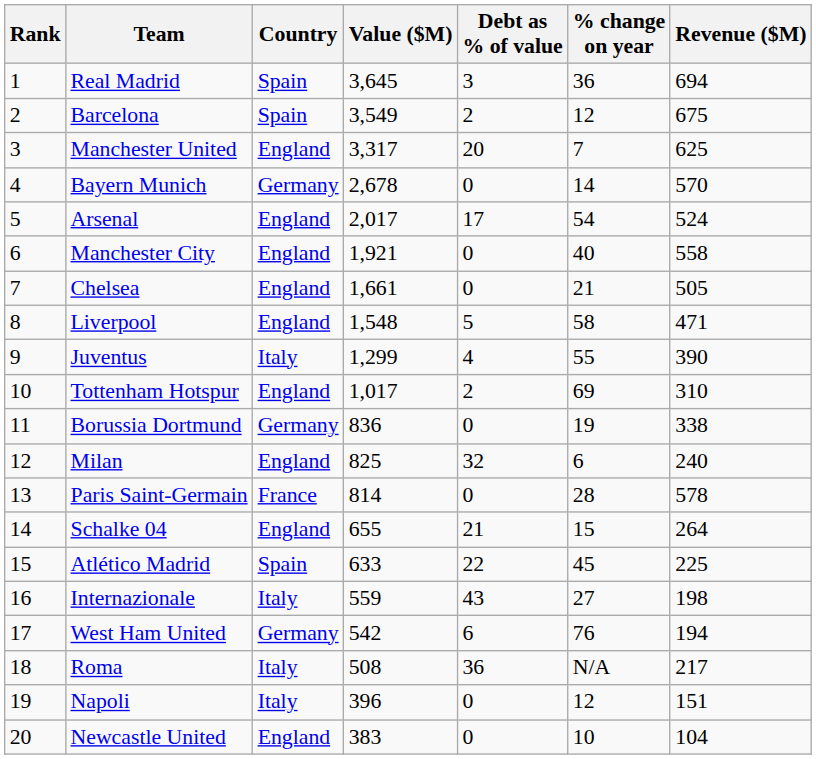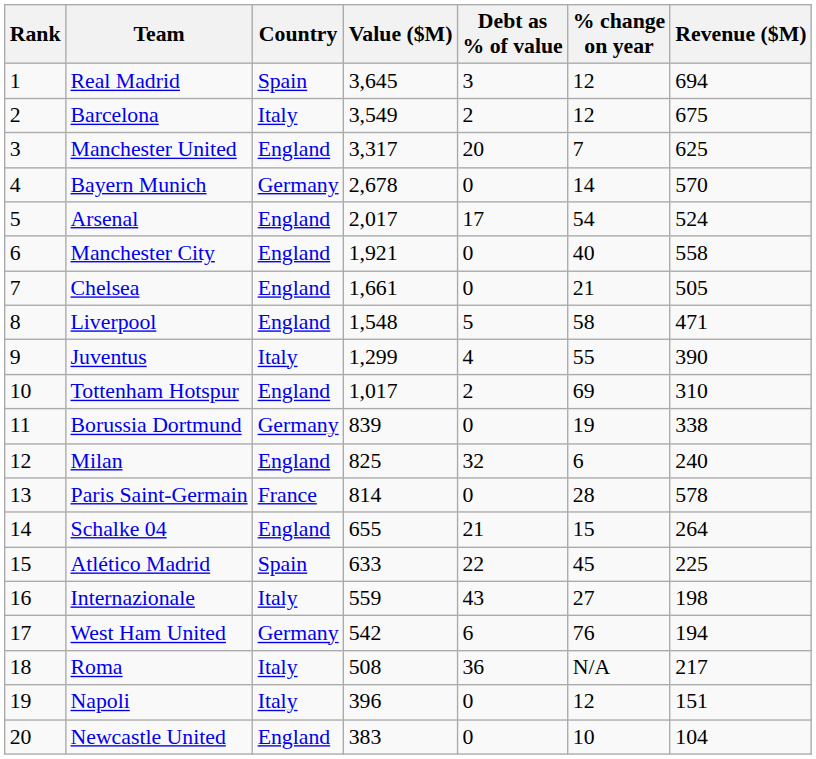(584, 80) 36 -> (584, 80) 12
(282, 115) Spain -> (278, 115) Italy
(365, 425) 836 -> (365, 425) 839
